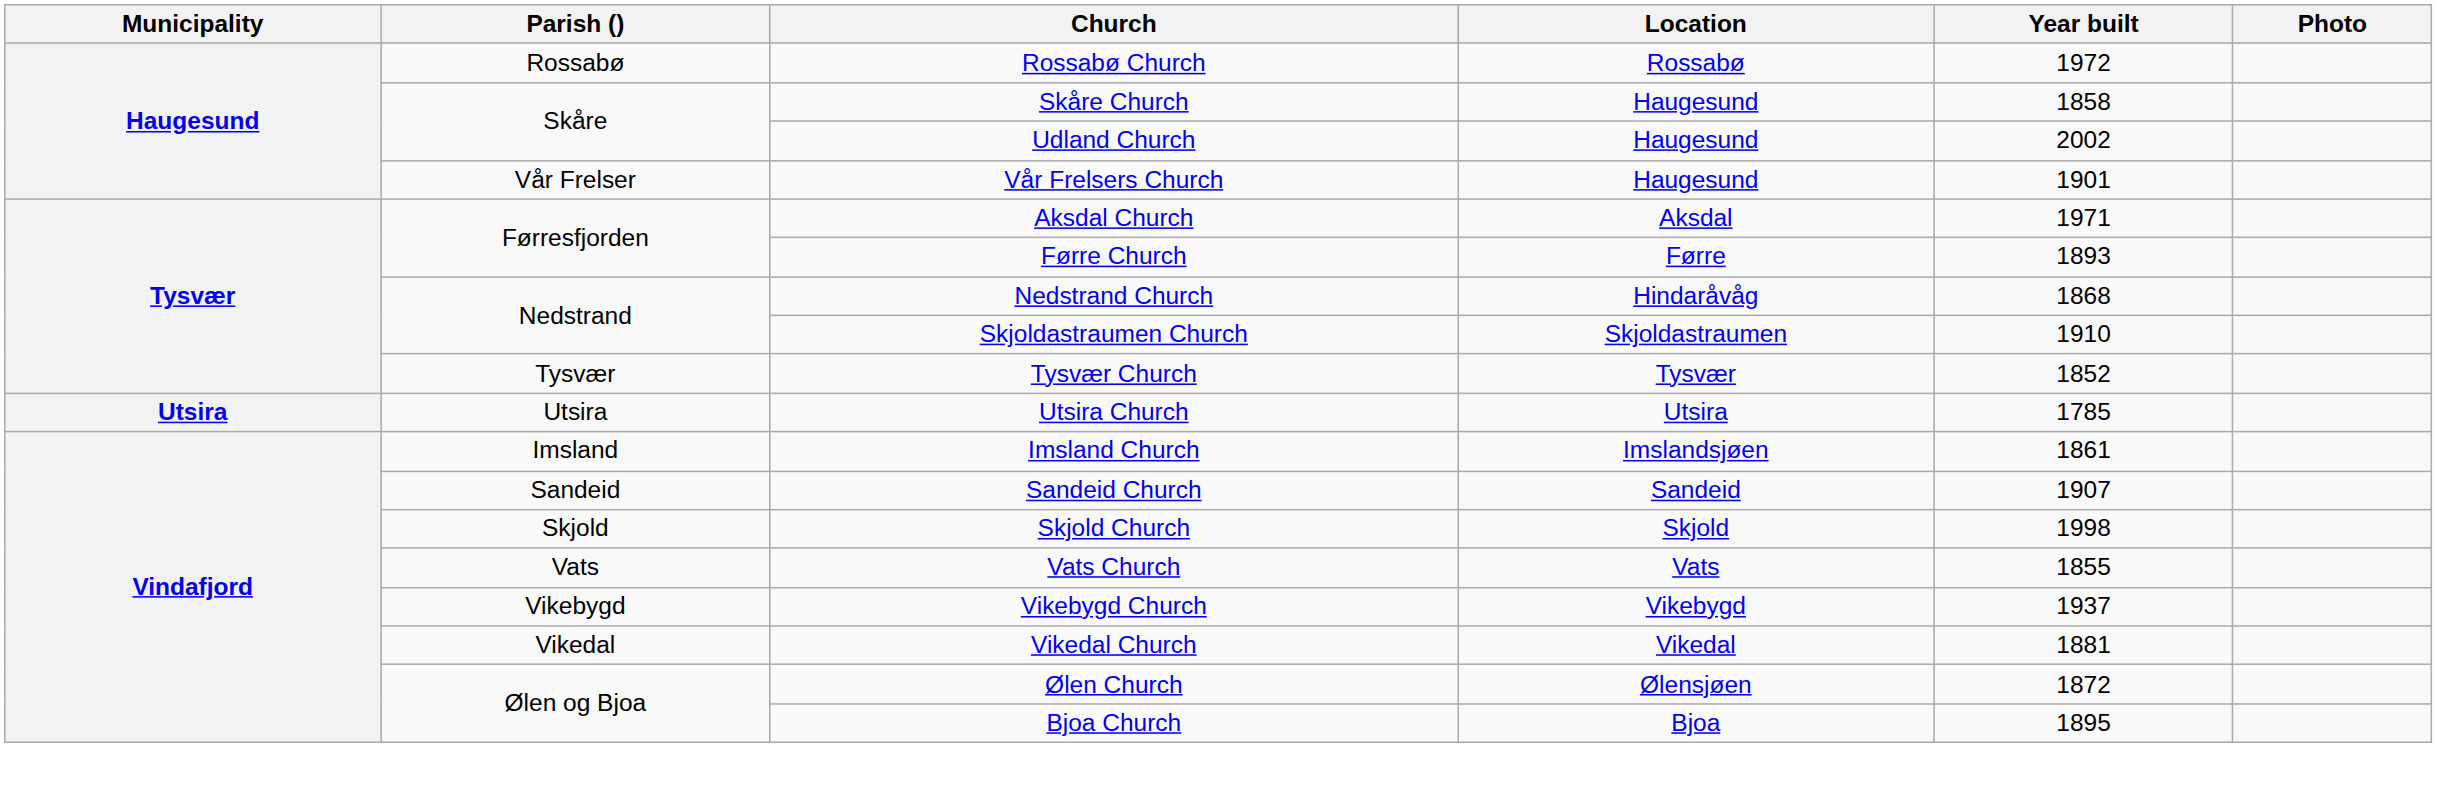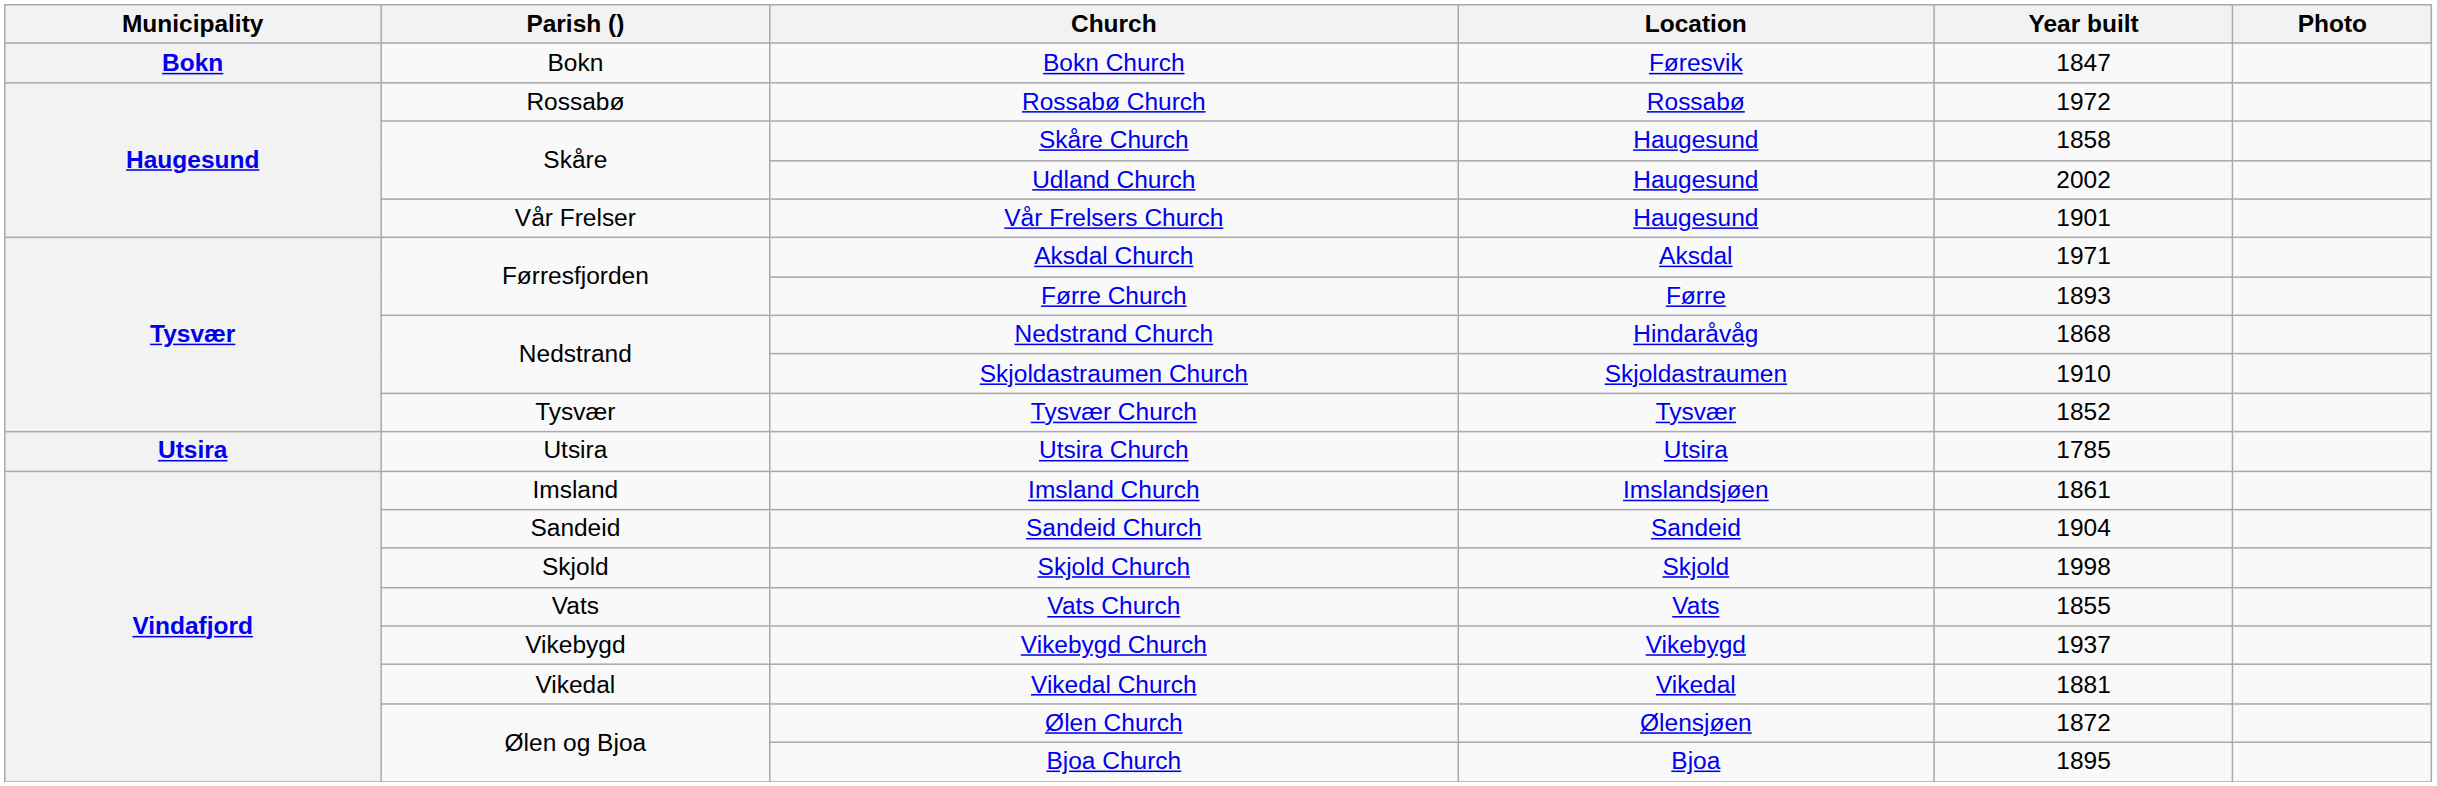+ row: (1114, 62)
(2084, 489) 1907 -> (2084, 528) 1904
